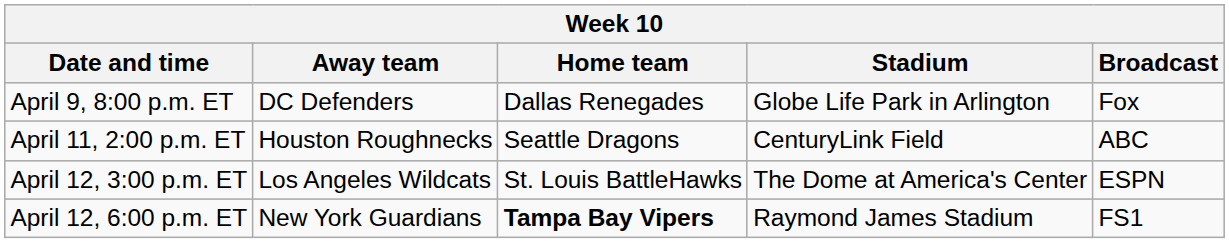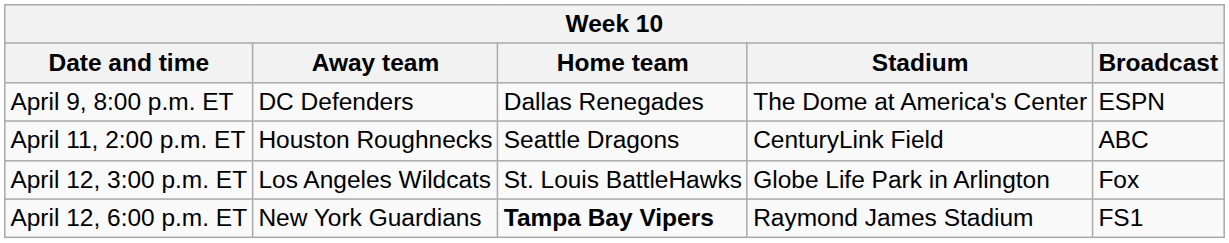(902, 101) Globe Life Park in Arlington -> (920, 101) The Dome at America's Center
(1119, 101) Fox -> (1132, 101) ESPN
(920, 179) The Dome at America's Center -> (902, 179) Globe Life Park in Arlington
(1132, 179) ESPN -> (1119, 179) Fox
